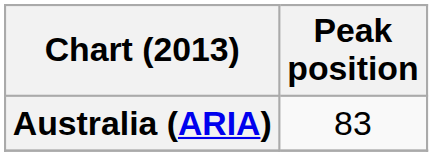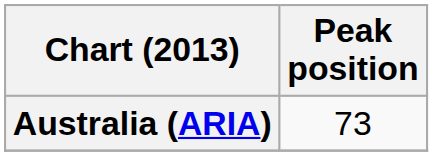(353, 122) 83 -> (353, 122) 73
